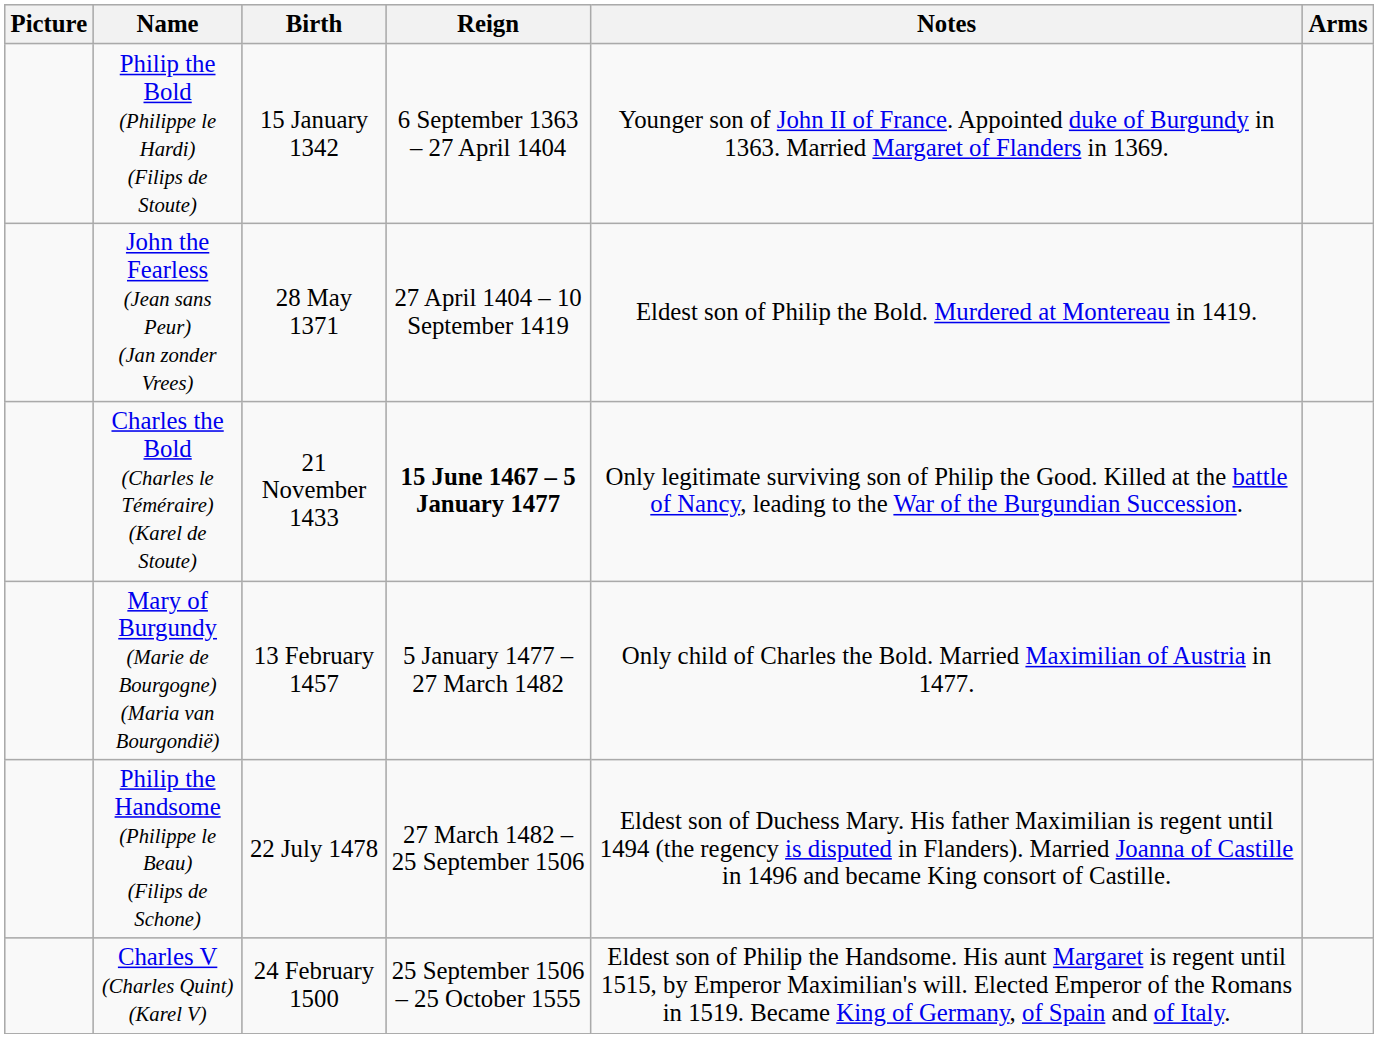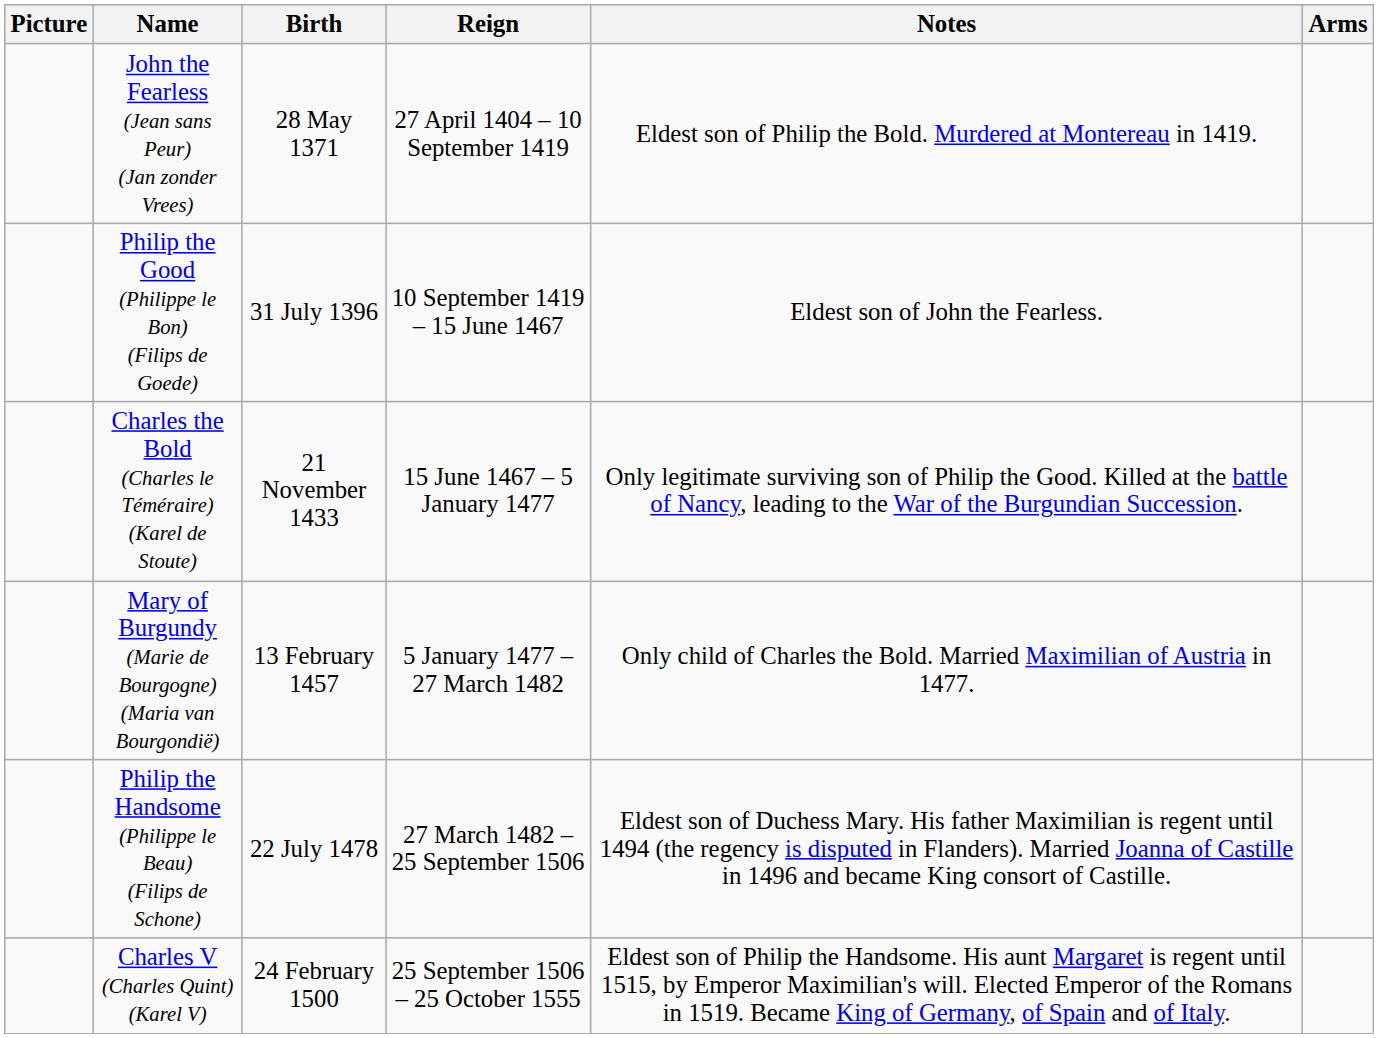- row: (168, 133)
+ row: (168, 312)
(488, 490) bold -> (488, 490) normal
